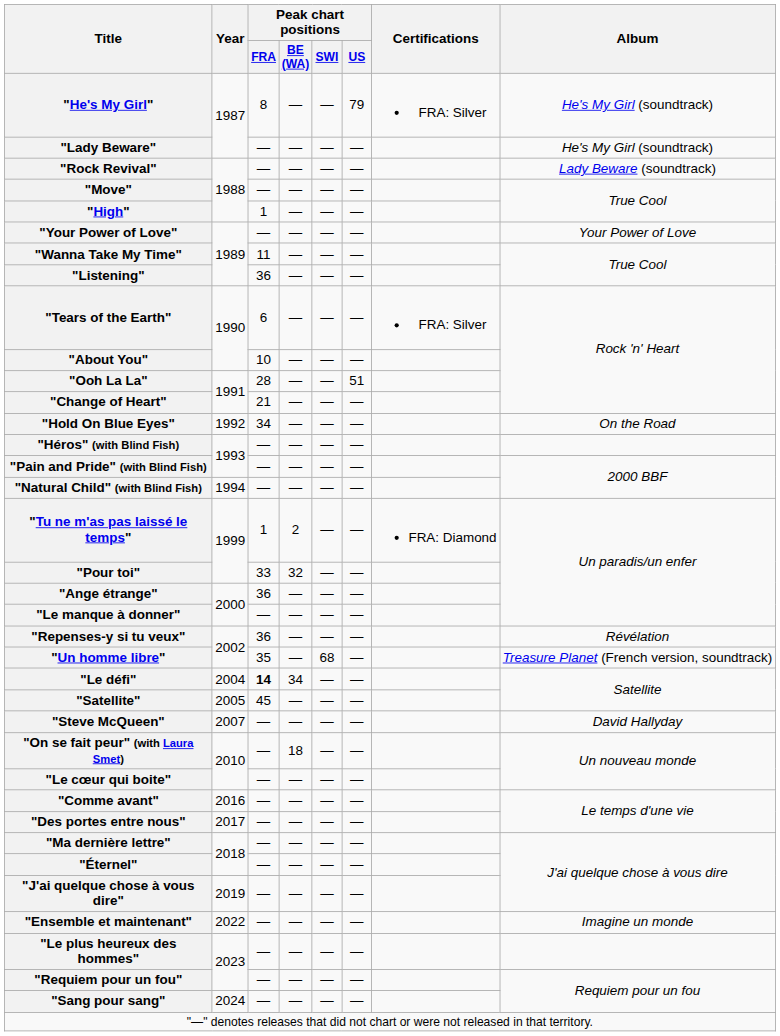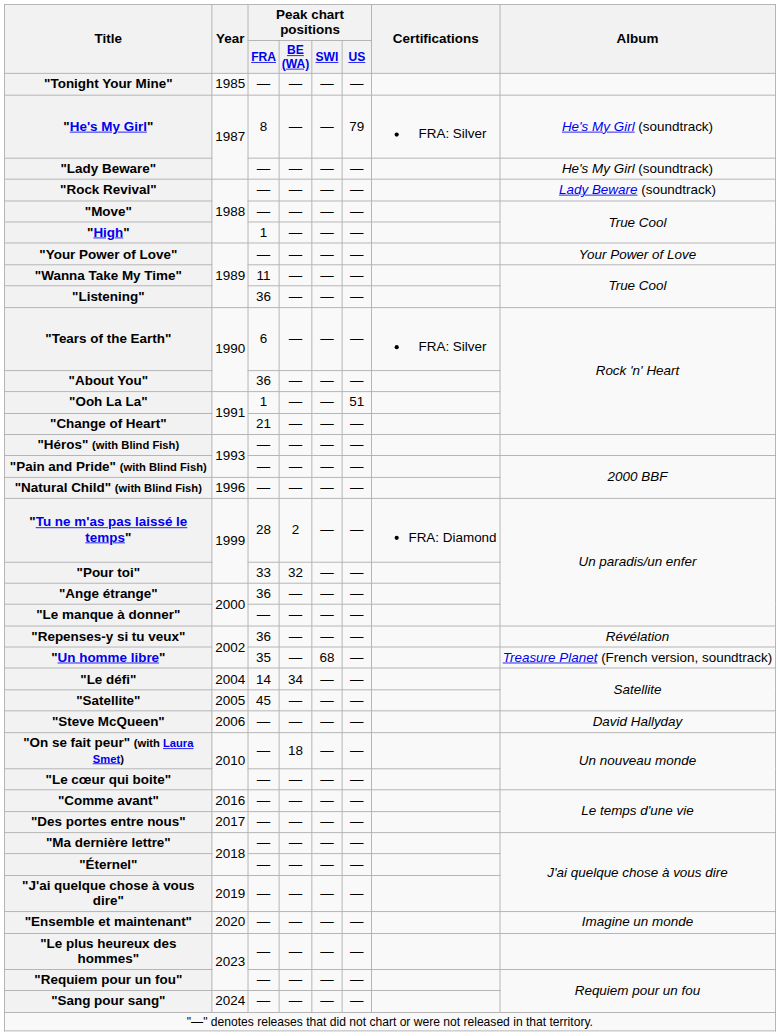+ row: (108, 84)
(264, 359) 10 -> (264, 381) 36
(264, 381) 28 -> (264, 402) 1
- row: (108, 423)
(230, 487) 1994 -> (230, 487) 1996
(264, 530) 1 -> (264, 530) 28
(264, 679) bold -> (264, 679) normal
(230, 721) 2007 -> (230, 721) 2006
(230, 922) 2022 -> (230, 922) 2020
